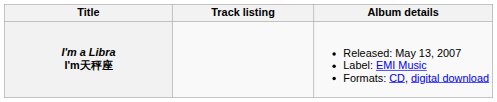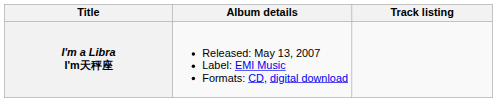columns swapped: (403, 13) <-> (243, 13)
